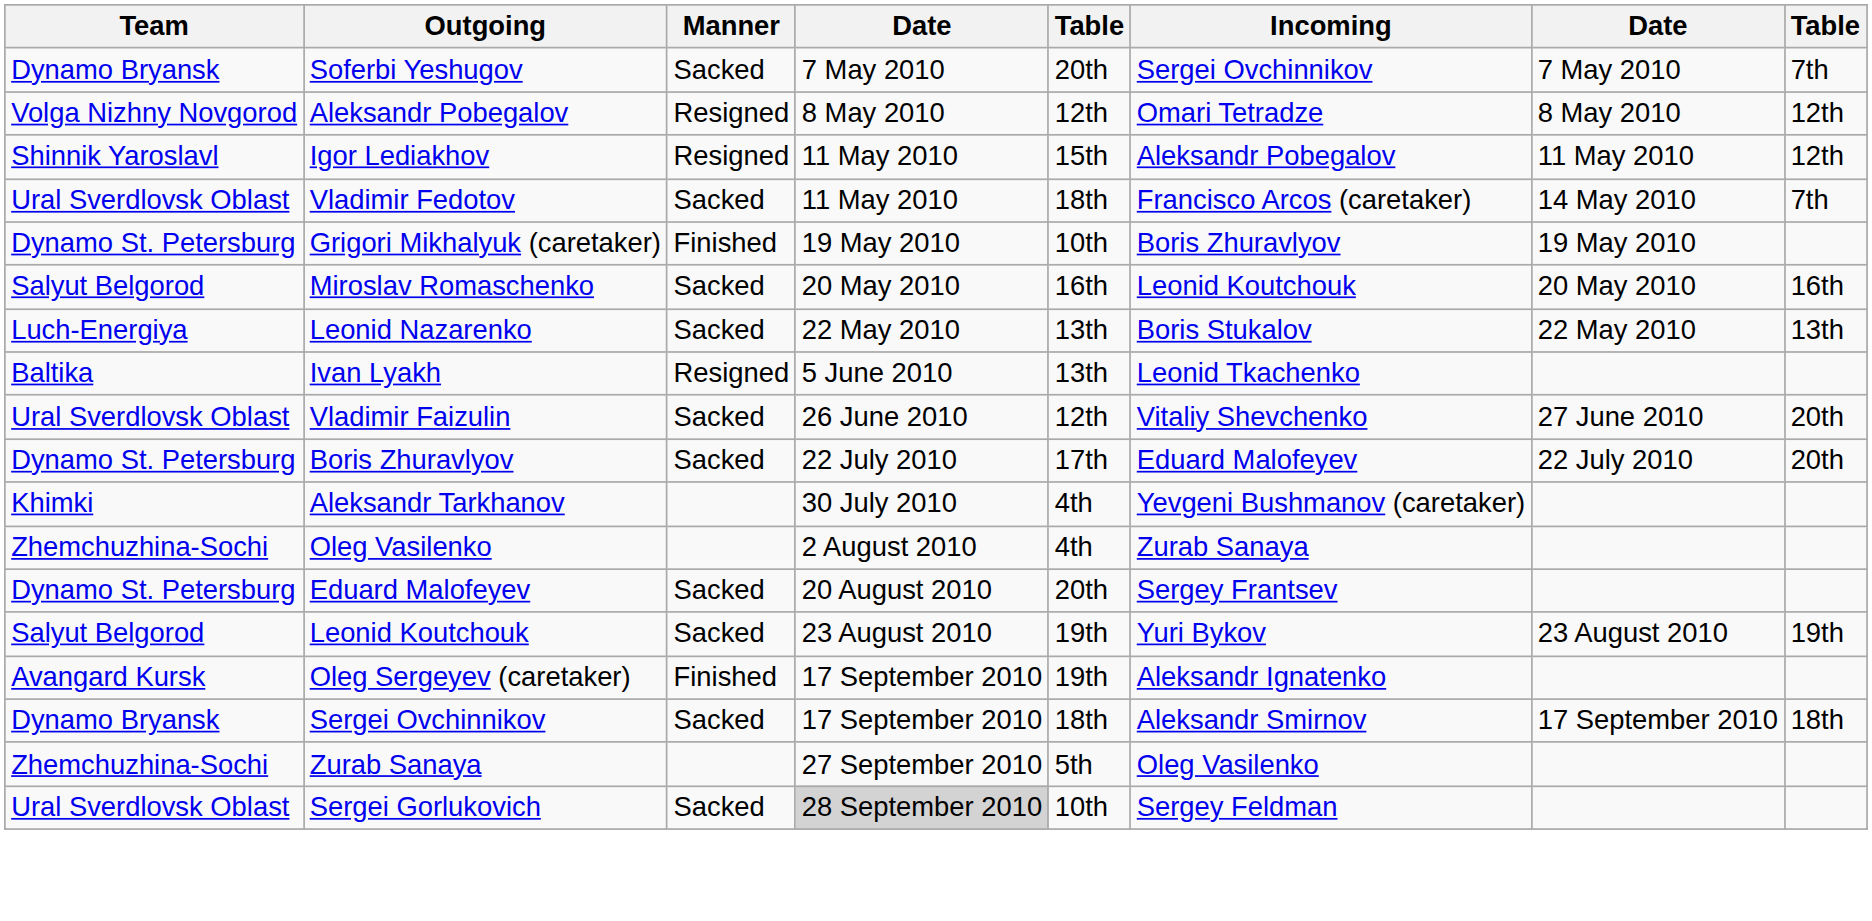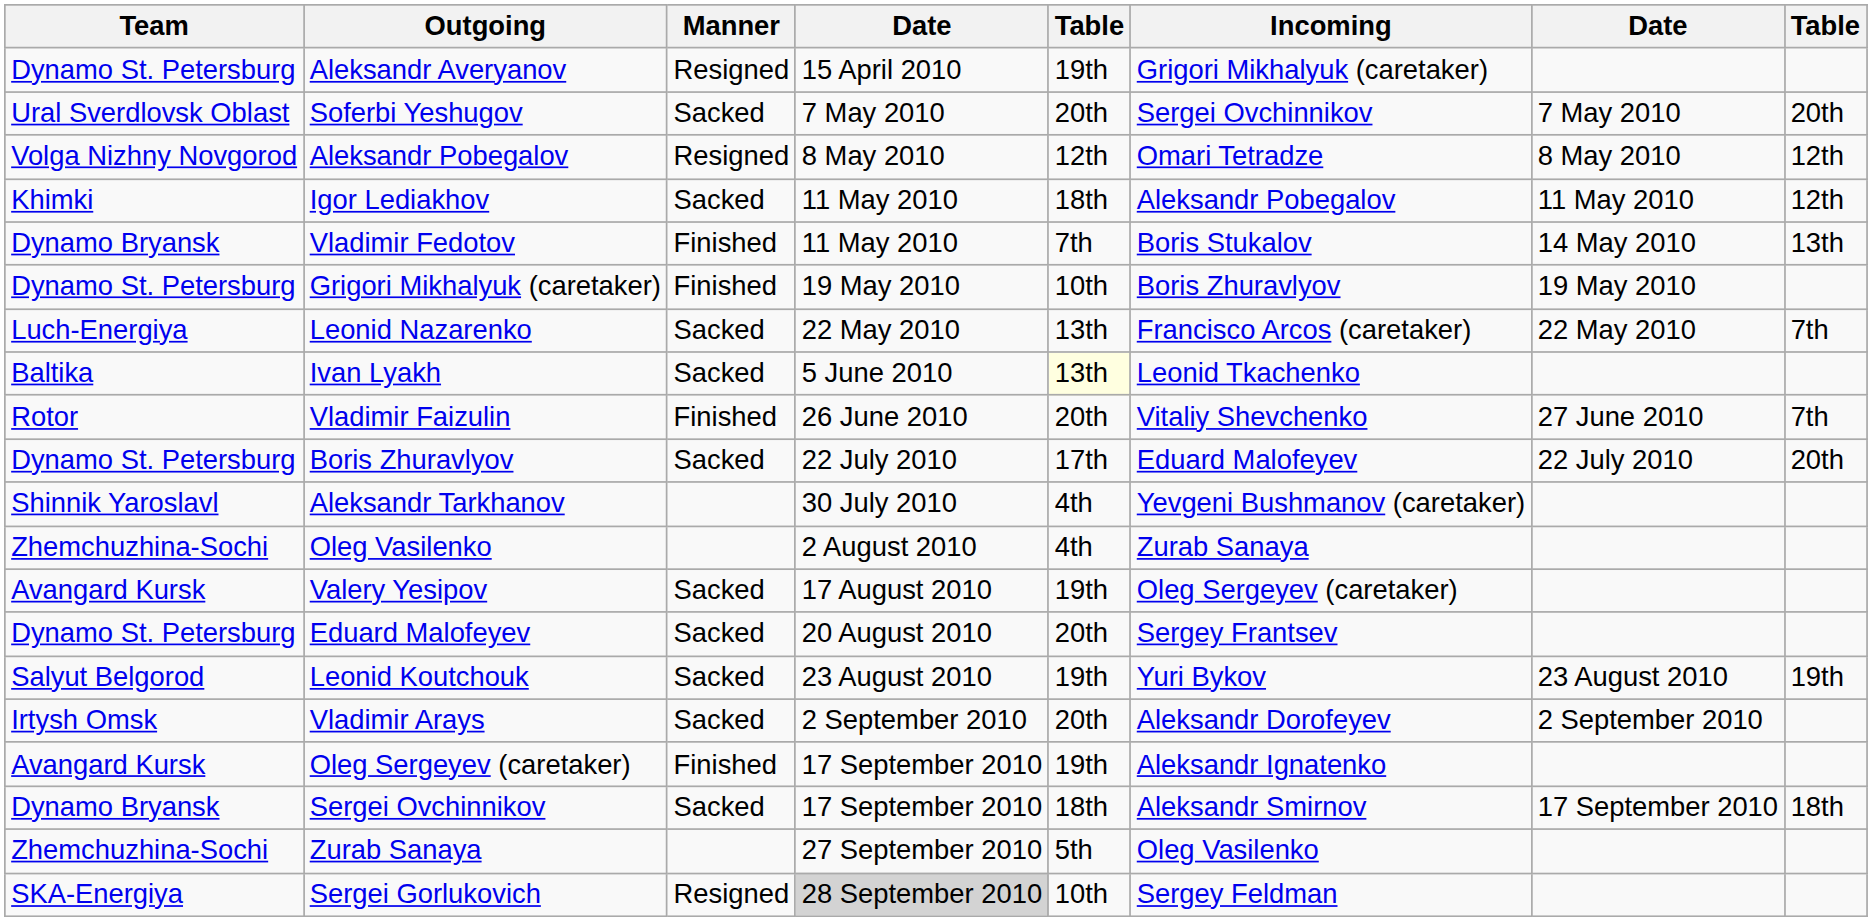+ row: (438, 69)
(115, 69) Dynamo Bryansk -> (150, 112) Ural Sverdlovsk Oblast
(1810, 69) 7th -> (1817, 112) 20th
(115, 156) Shinnik Yaroslavl -> (52, 199) Khimki
(731, 156) Resigned -> (719, 199) Sacked
(1081, 156) 15th -> (1081, 199) 18th
(150, 199) Ural Sverdlovsk Oblast -> (115, 243) Dynamo Bryansk
(719, 199) Sacked -> (725, 243) Finished
(1081, 199) 18th -> (1074, 243) 7th
(1304, 199) Francisco Arcos (caretaker) -> (1224, 243) Boris Stukalov
(1810, 199) 7th -> (1817, 243) 13th
- row: (452, 286)
(1224, 329) Boris Stukalov -> (1304, 329) Francisco Arcos (caretaker)
(1817, 329) 13th -> (1810, 329) 7th
(731, 373) Resigned -> (719, 373) Sacked
(1081, 373) no background -> (1081, 373) lightyellow background
(150, 416) Ural Sverdlovsk Oblast -> (45, 416) Rotor
(719, 416) Sacked -> (725, 416) Finished
(1081, 416) 12th -> (1081, 416) 20th
(1817, 416) 20th -> (1810, 416) 7th
(52, 503) Khimki -> (115, 503) Shinnik Yaroslavl
+ row: (398, 590)
+ row: (397, 720)
(150, 807) Ural Sverdlovsk Oblast -> (97, 894) SKA-Energiya
(719, 807) Sacked -> (731, 894) Resigned
